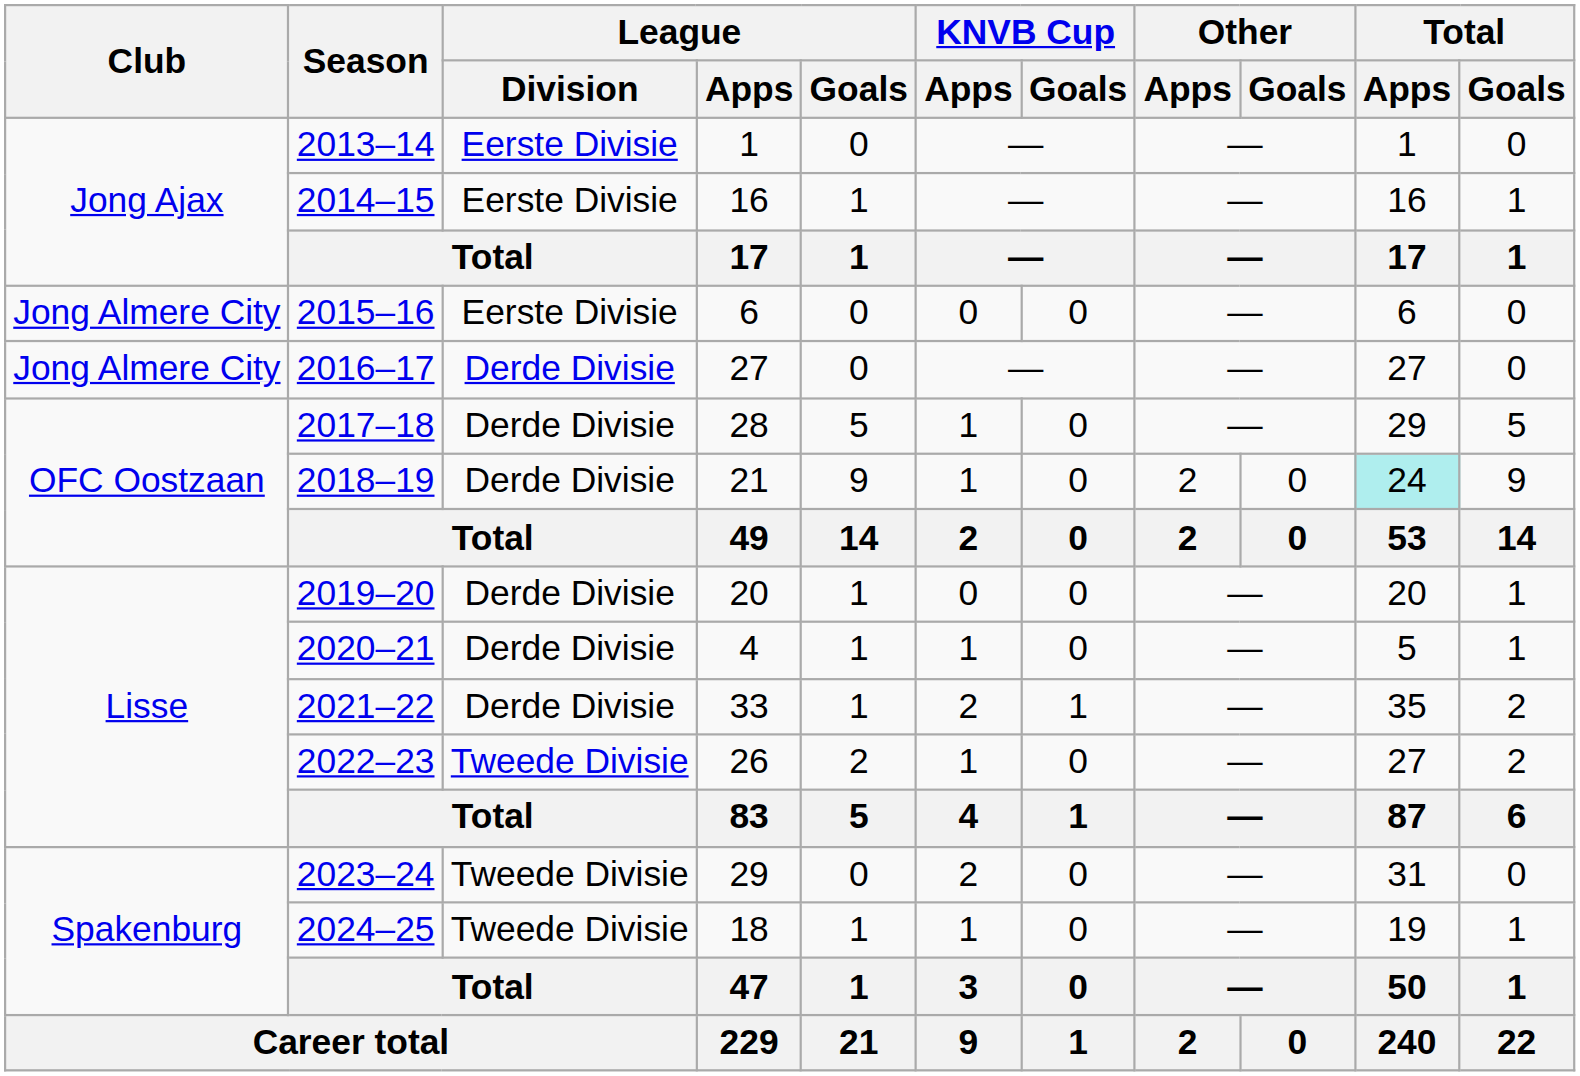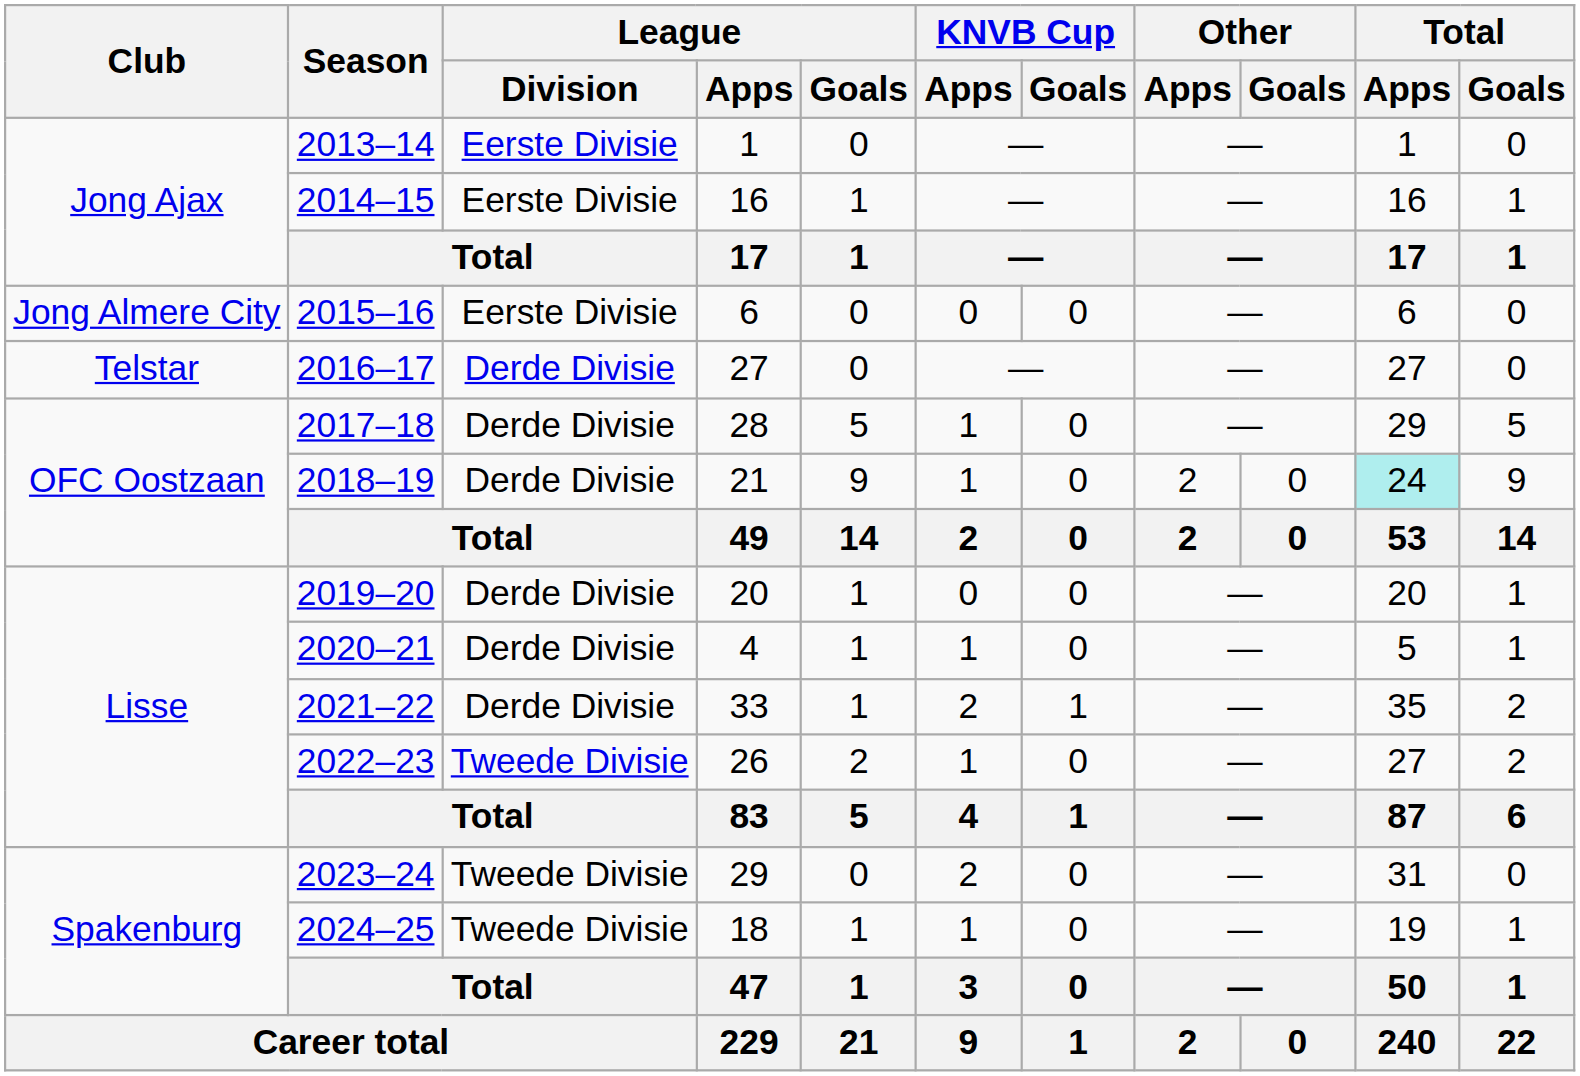(147, 369) Jong Almere City -> (147, 369) Telstar
